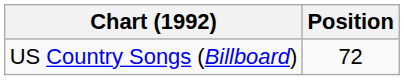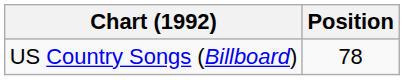(351, 56) 72 -> (351, 56) 78
